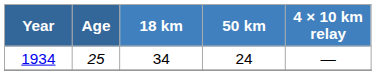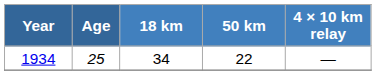(244, 58) 24 -> (244, 58) 22
